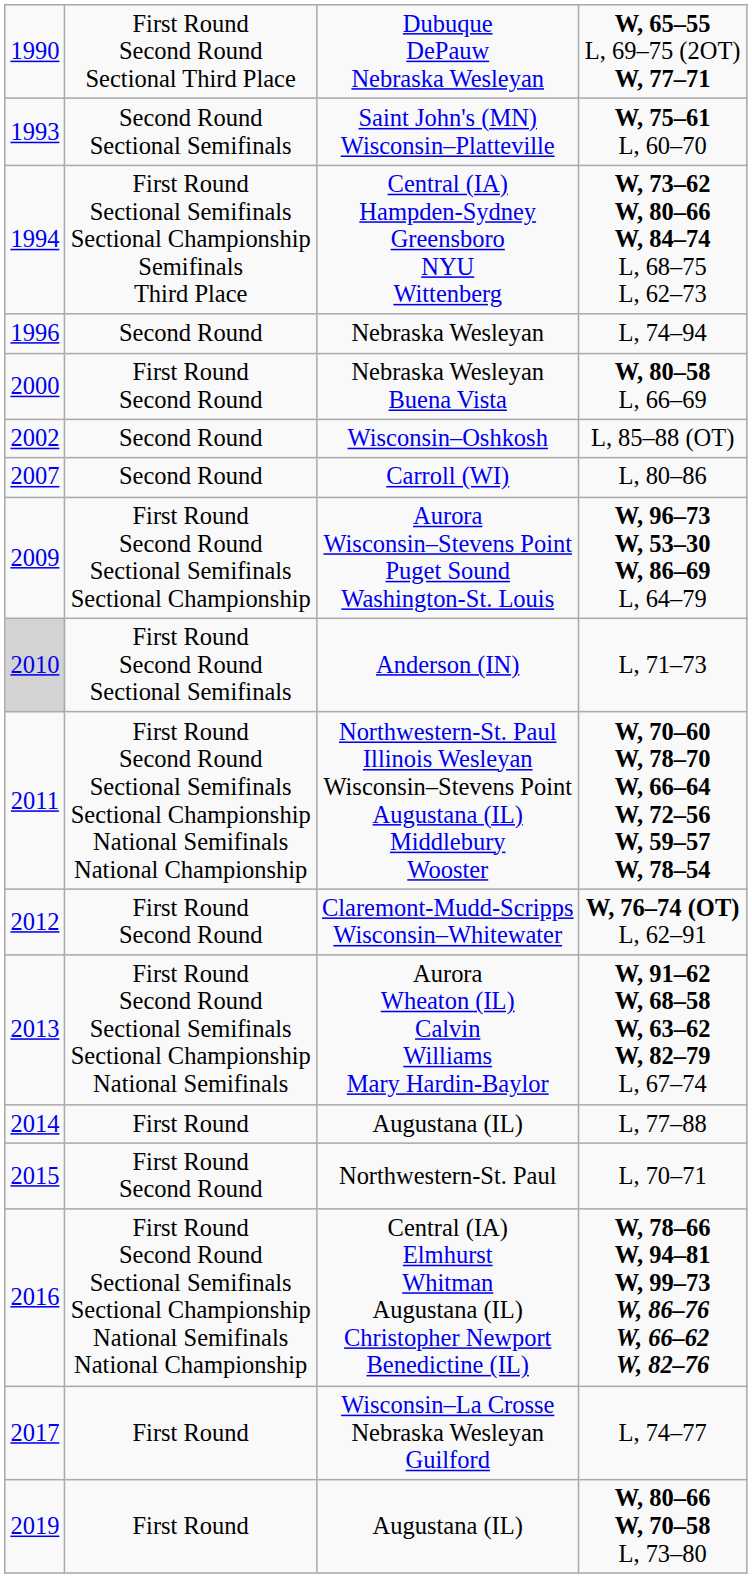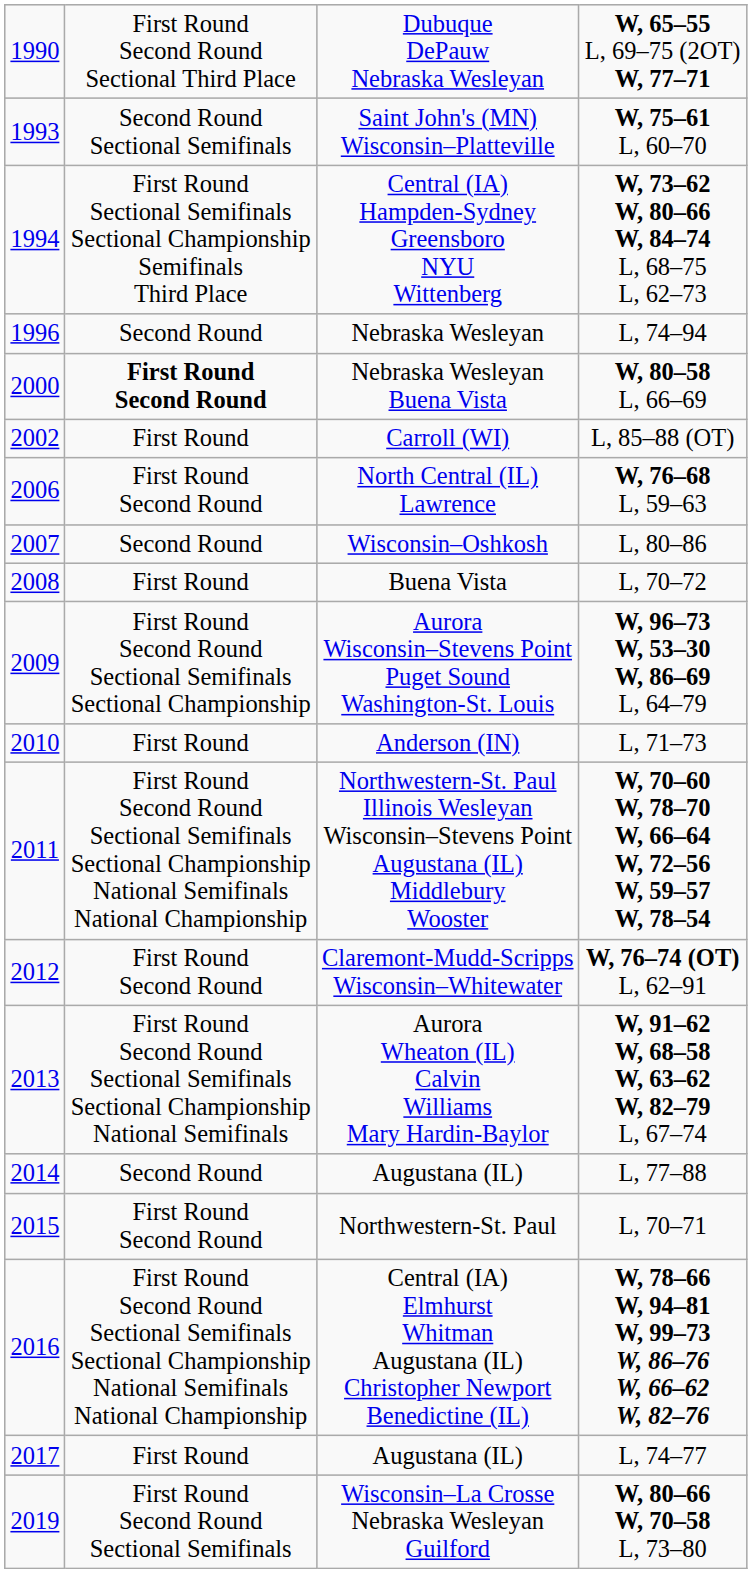(191, 385) normal -> (191, 385) bold
(191, 438) Second Round -> (191, 438) First Round
(448, 438) Wisconsin–Oshkosh -> (448, 438) Carroll (WI)
+ row: (663, 490)
(448, 477) Carroll (WI) -> (448, 543) Wisconsin–Oshkosh
+ row: (663, 582)
(35, 664) lightgrey background -> (35, 742) no background
(191, 664) First Round Second Round Sectional Semifinals -> (191, 742) First Round
(191, 1123) First Round -> (191, 1173) Second Round
(448, 1432) Wisconsin–La Crosse Nebraska Wesleyan Guilford -> (448, 1455) Augustana (IL)
(191, 1526) First Round -> (191, 1521) First Round Second Round Sectional Semifinals
(448, 1526) Augustana (IL) -> (448, 1521) Wisconsin–La Crosse Nebraska Wesleyan Guilford
